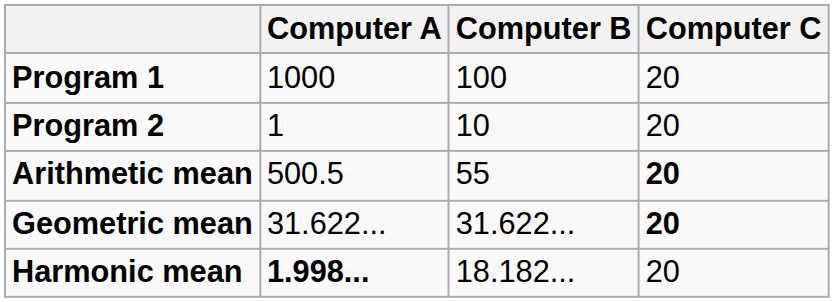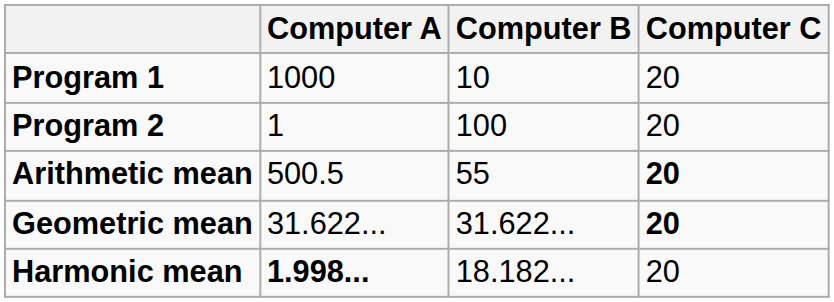(481, 77) 100 -> (473, 77) 10
(473, 126) 10 -> (481, 126) 100
